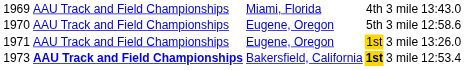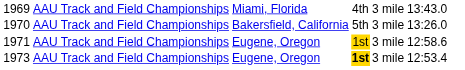(290, 25) Eugene, Oregon -> (290, 25) Bakersfield, California
(441, 25) 12:58.6 -> (427, 25) 13:26.0
(441, 42) 13:26.0 -> (427, 42) 12:58.6
(138, 58) bold -> (131, 58) normal
(304, 58) Bakersfield, California -> (276, 58) Eugene, Oregon
